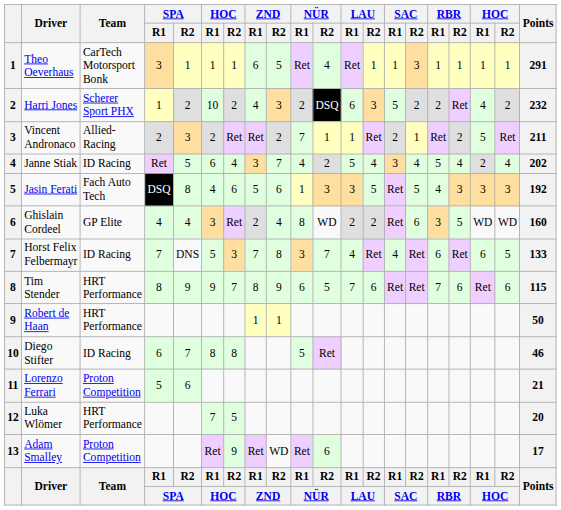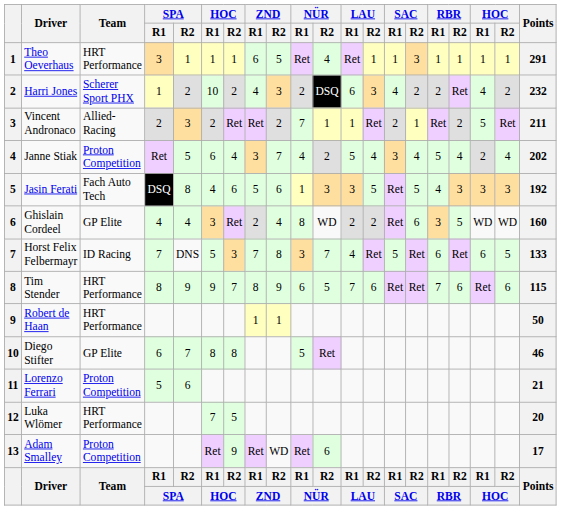(109, 65) CarTech Motorsport Bonk -> (112, 58) HRT Performance
(395, 104) 5 -> (395, 91) 4
(107, 163) ID Racing -> (112, 156) Proton Competition
(395, 254) 4 -> (395, 254) 5
(107, 352) ID Racing -> (102, 352) GP Elite
